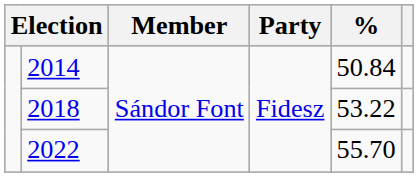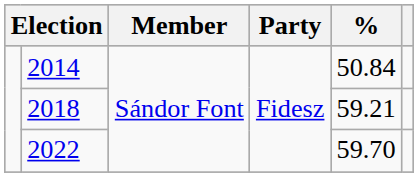(366, 108) 53.22 -> (366, 108) 59.21
(366, 150) 55.70 -> (366, 150) 59.70
